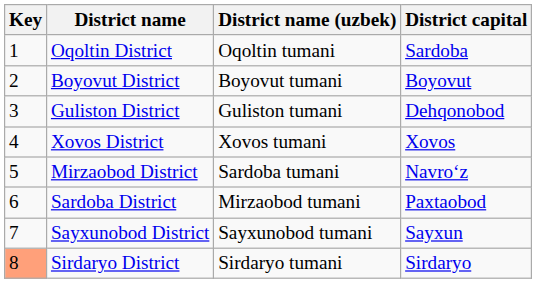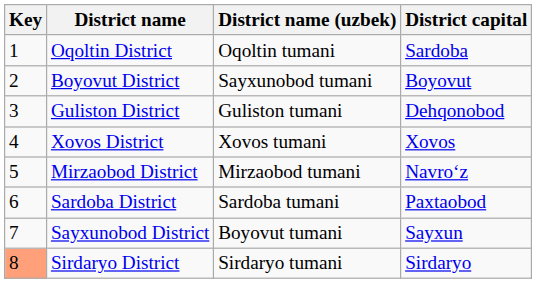(280, 80) Boyovut tumani -> (295, 80) Sayxunobod tumani
(279, 171) Sardoba tumani -> (289, 171) Mirzaobod tumani
(289, 202) Mirzaobod tumani -> (279, 202) Sardoba tumani
(295, 232) Sayxunobod tumani -> (280, 232) Boyovut tumani
